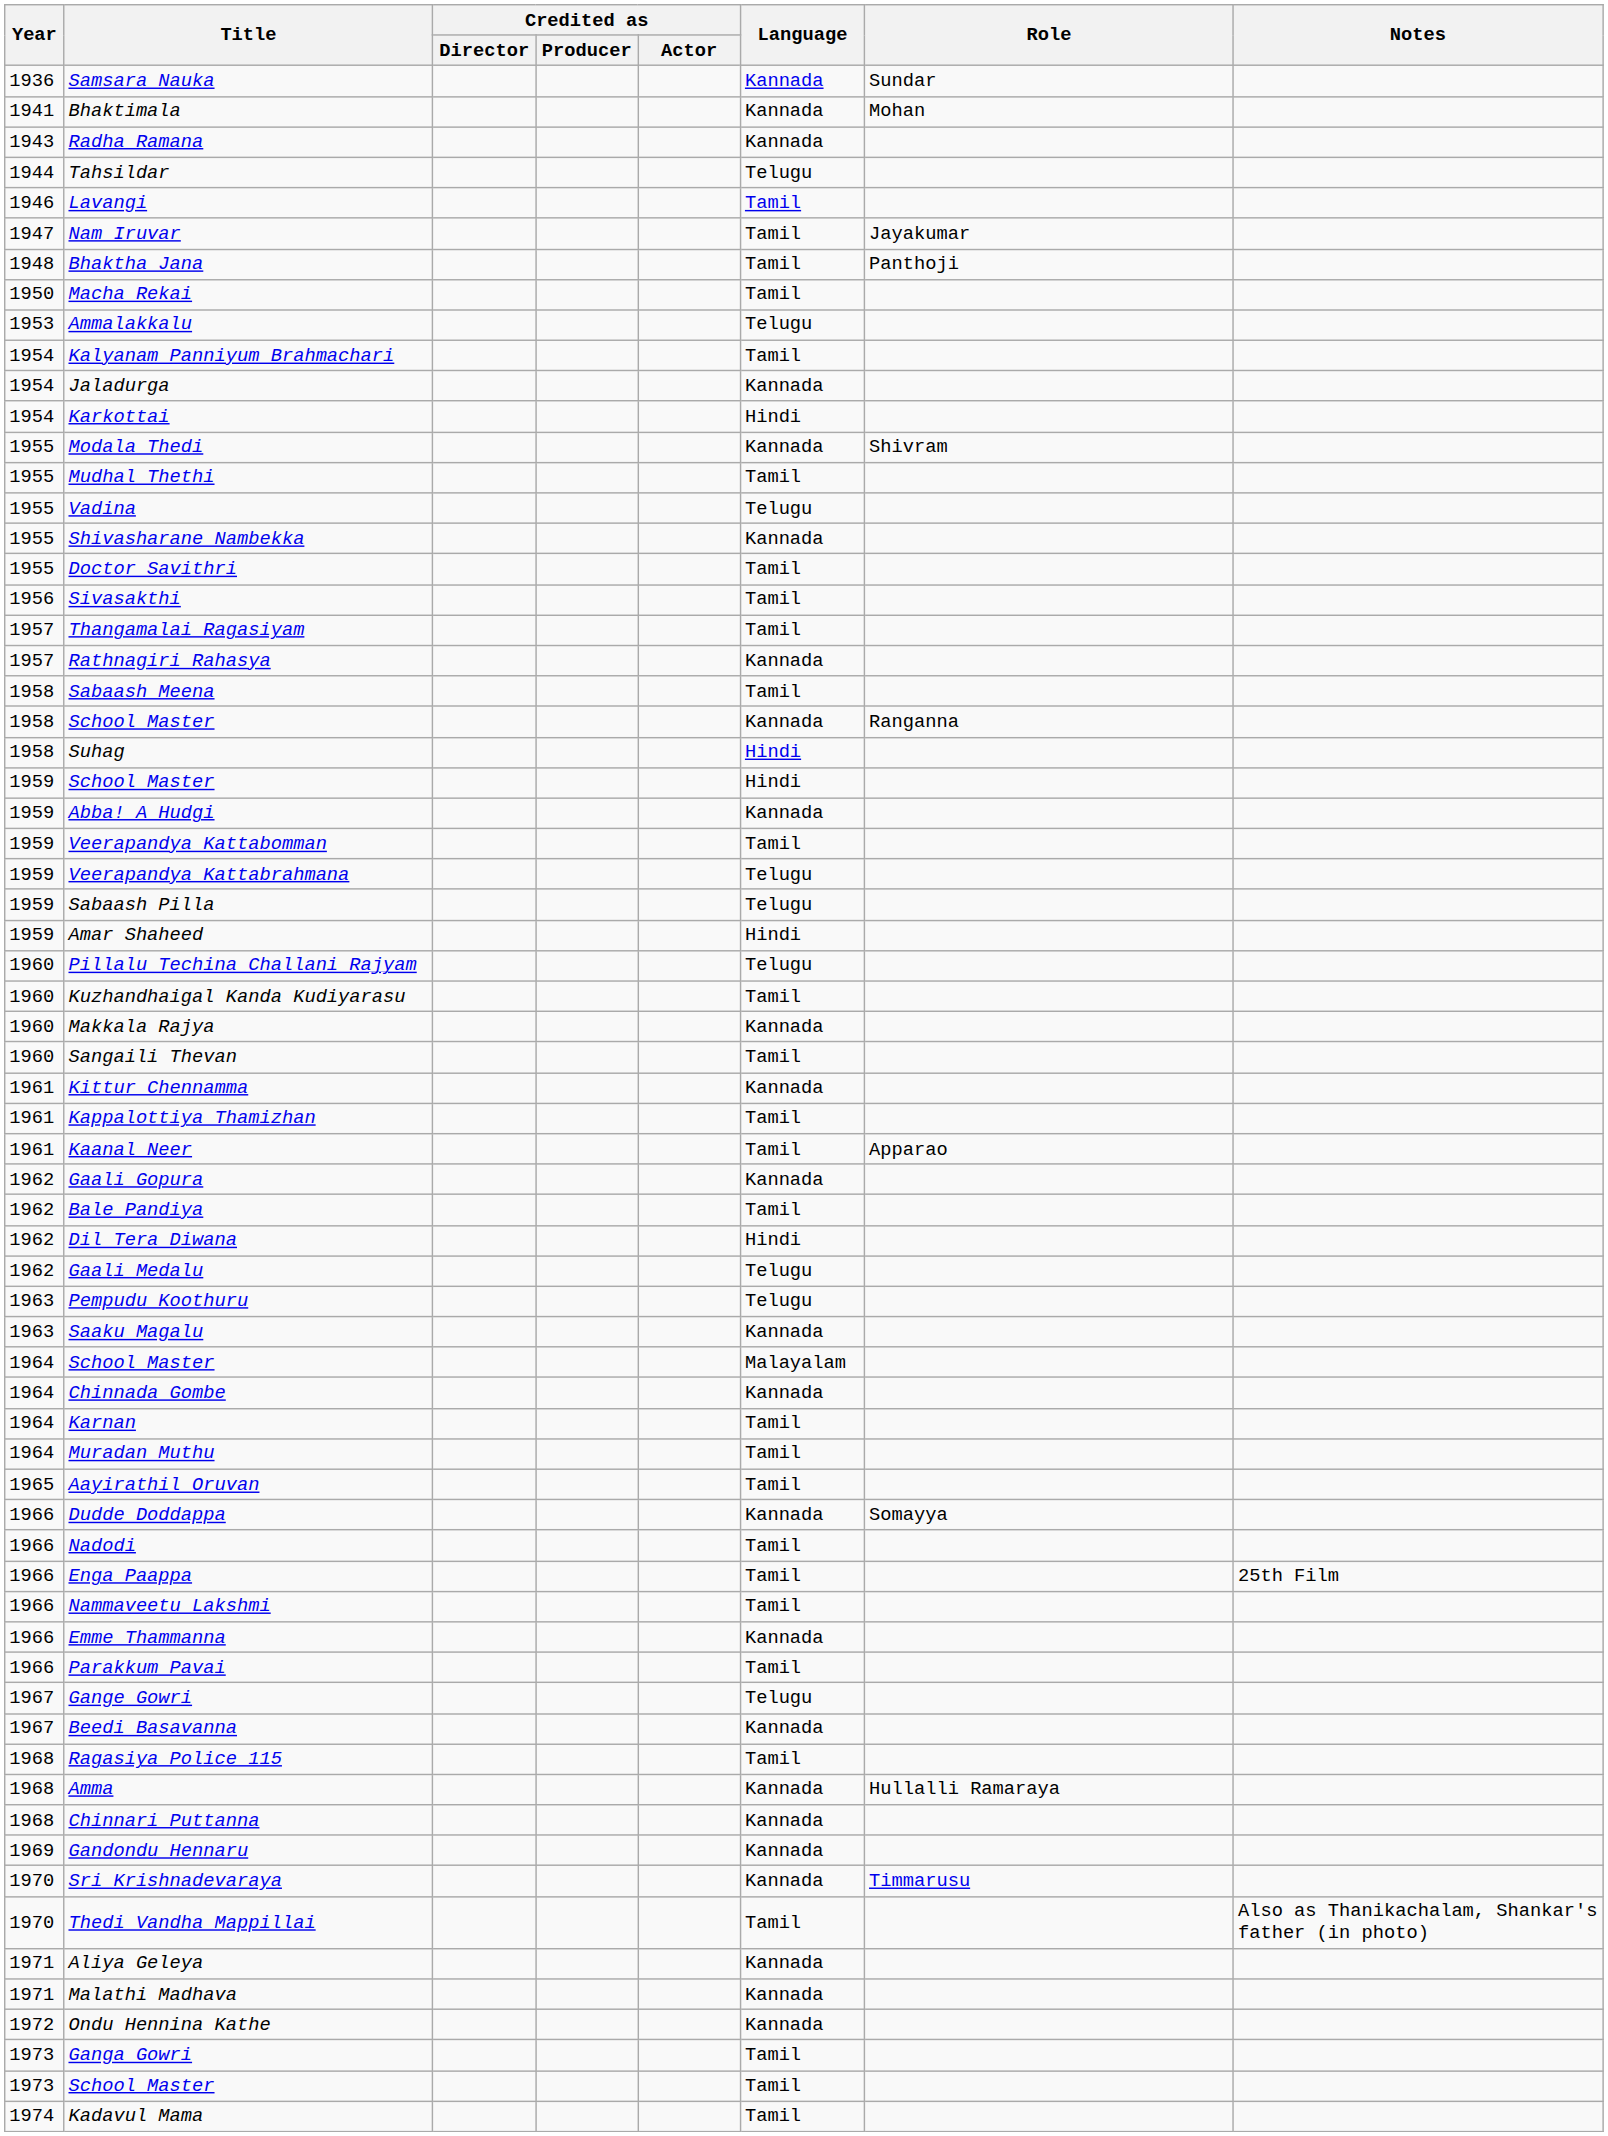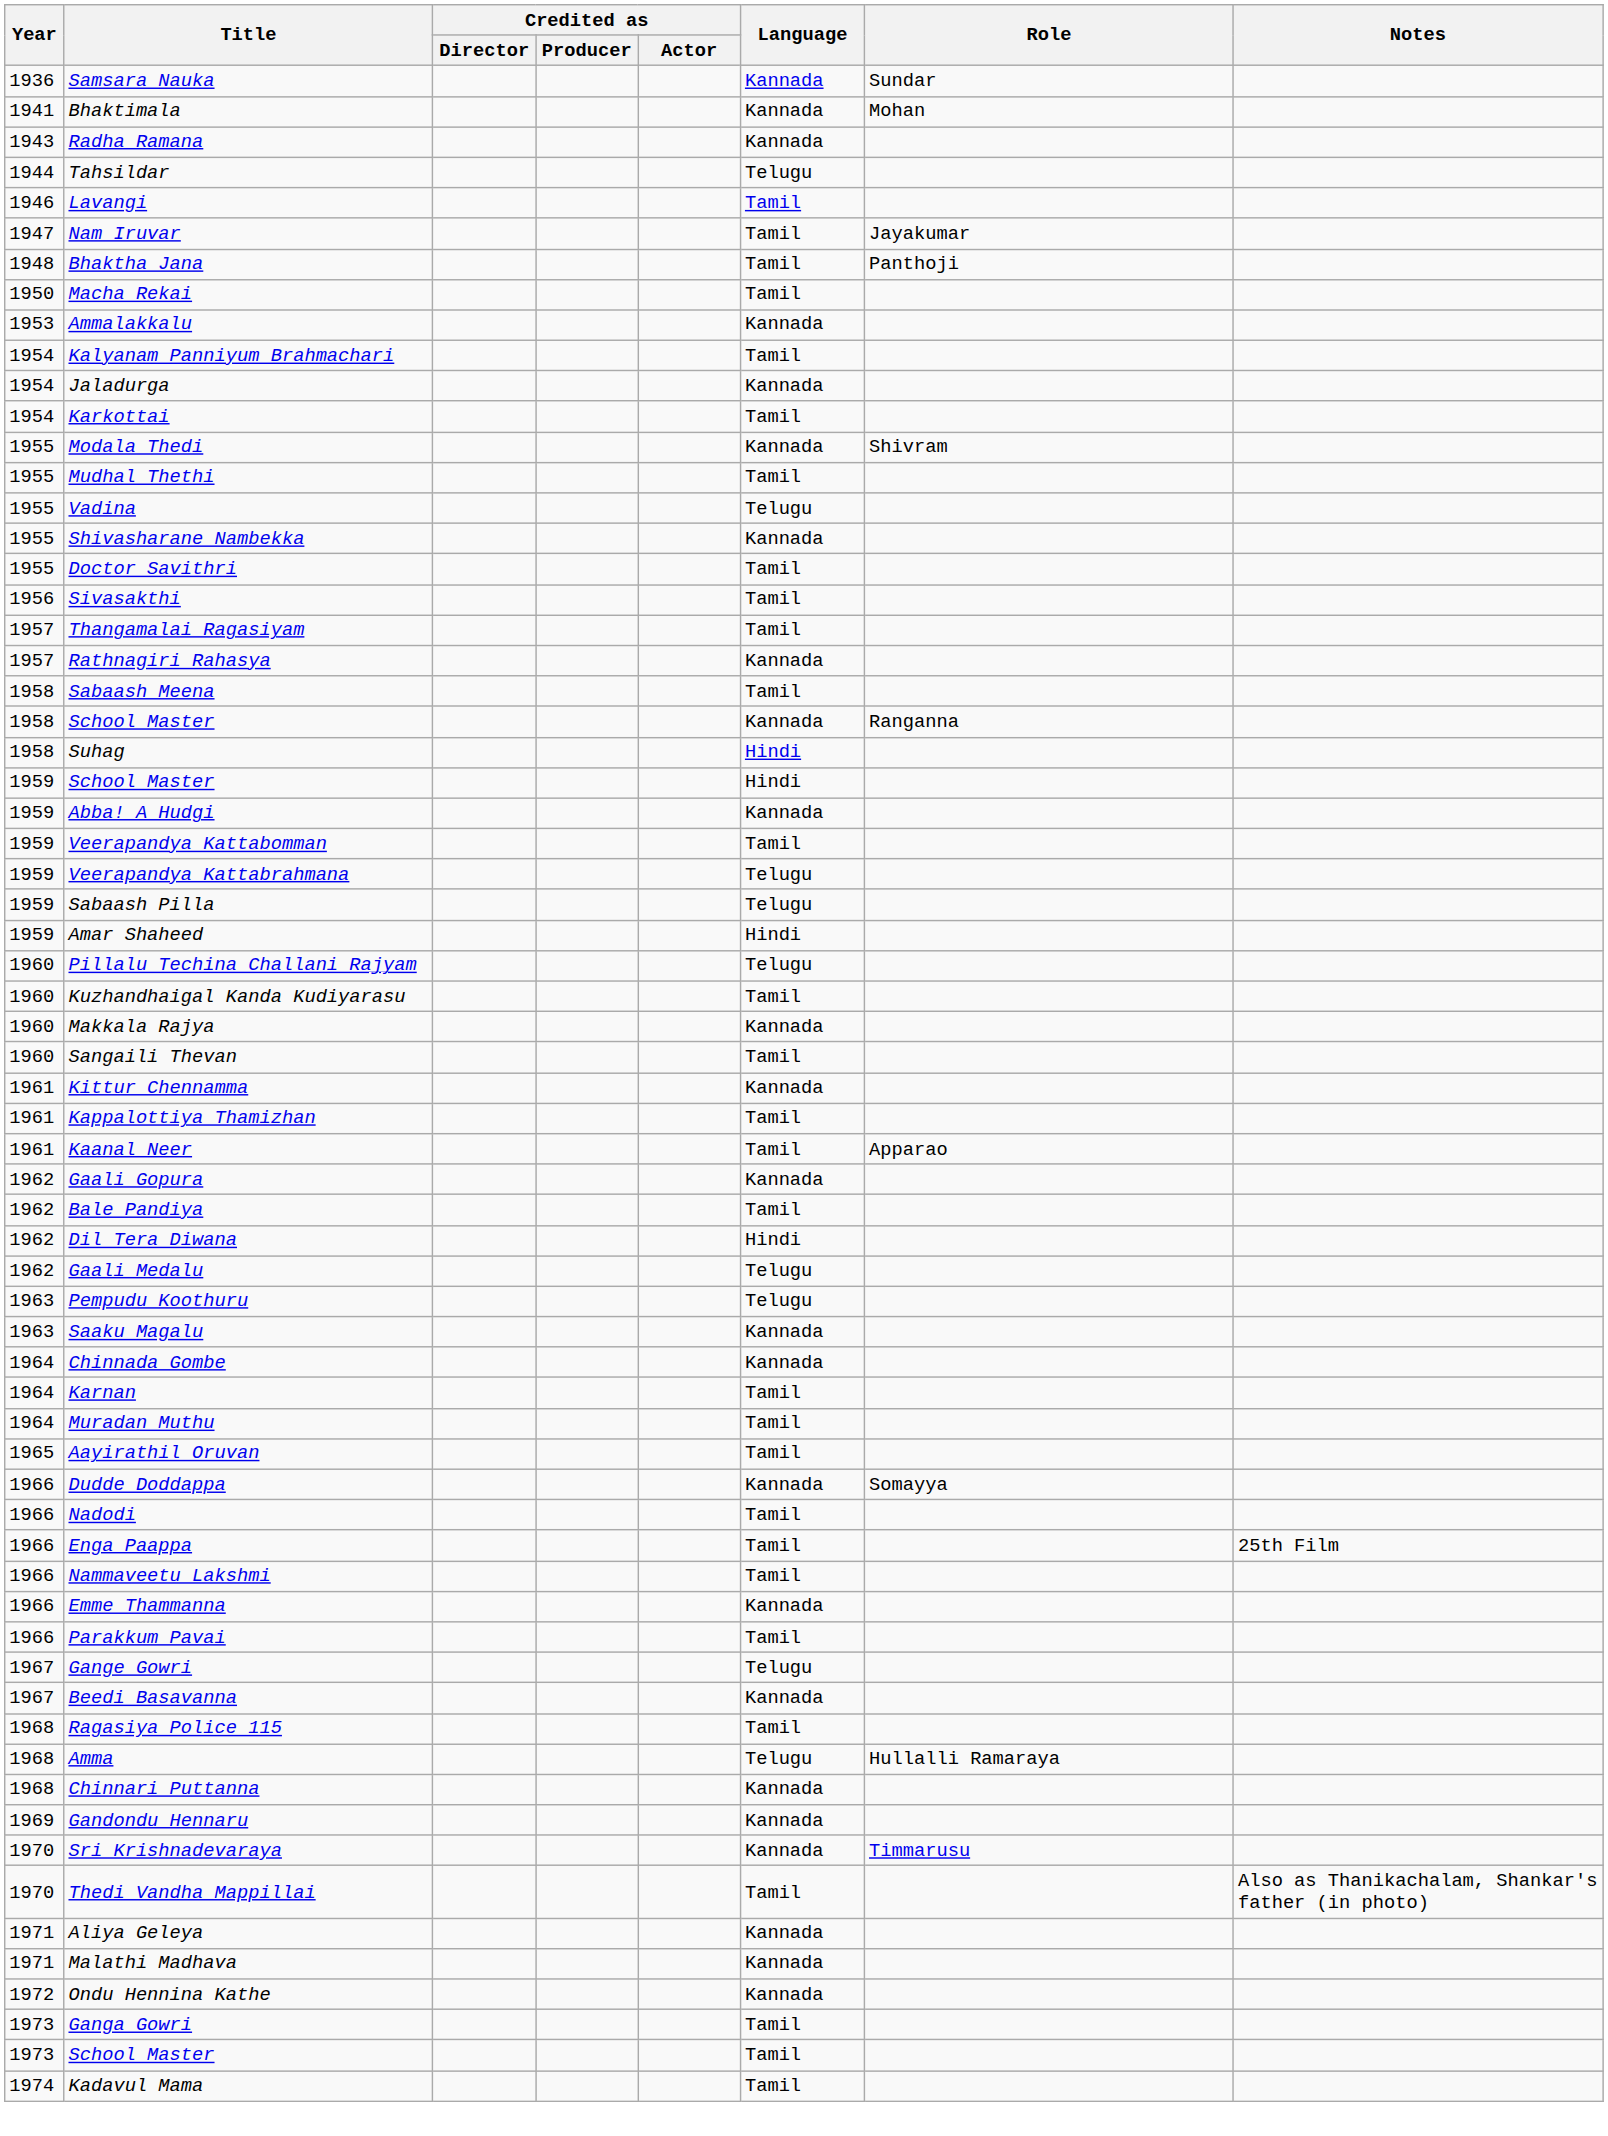(779, 325) Telugu -> (784, 325) Kannada
(773, 417) Hindi -> (773, 417) Tamil
- row: (32, 1362)
(784, 1790) Kannada -> (779, 1759) Telugu
